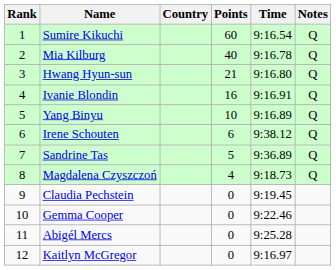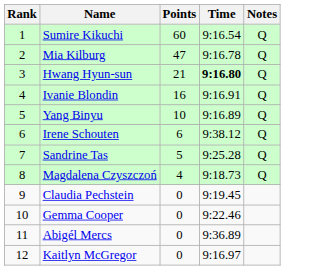- column: (185, 14)
(231, 54) 40 -> (179, 54) 47
(273, 74) normal -> (222, 74) bold
(273, 154) 9:36.89 -> (222, 154) 9:25.28
(273, 235) 9:25.28 -> (222, 235) 9:36.89
